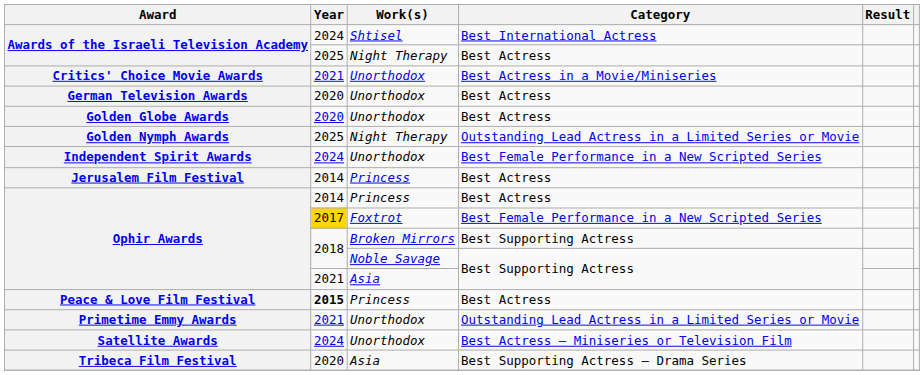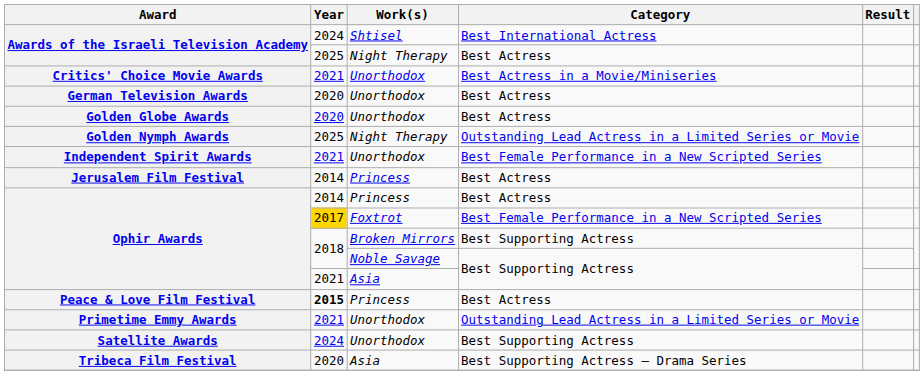(329, 157) 2024 -> (329, 157) 2021
(626, 340) Best Actress – Miniseries or Television Film -> (547, 340) Best Supporting Actress
